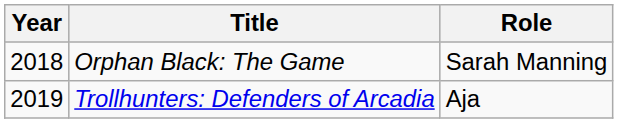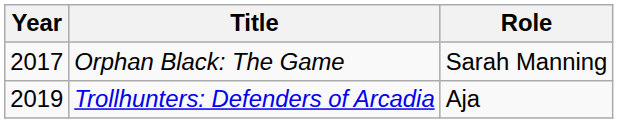(37, 61) 2018 -> (37, 61) 2017
